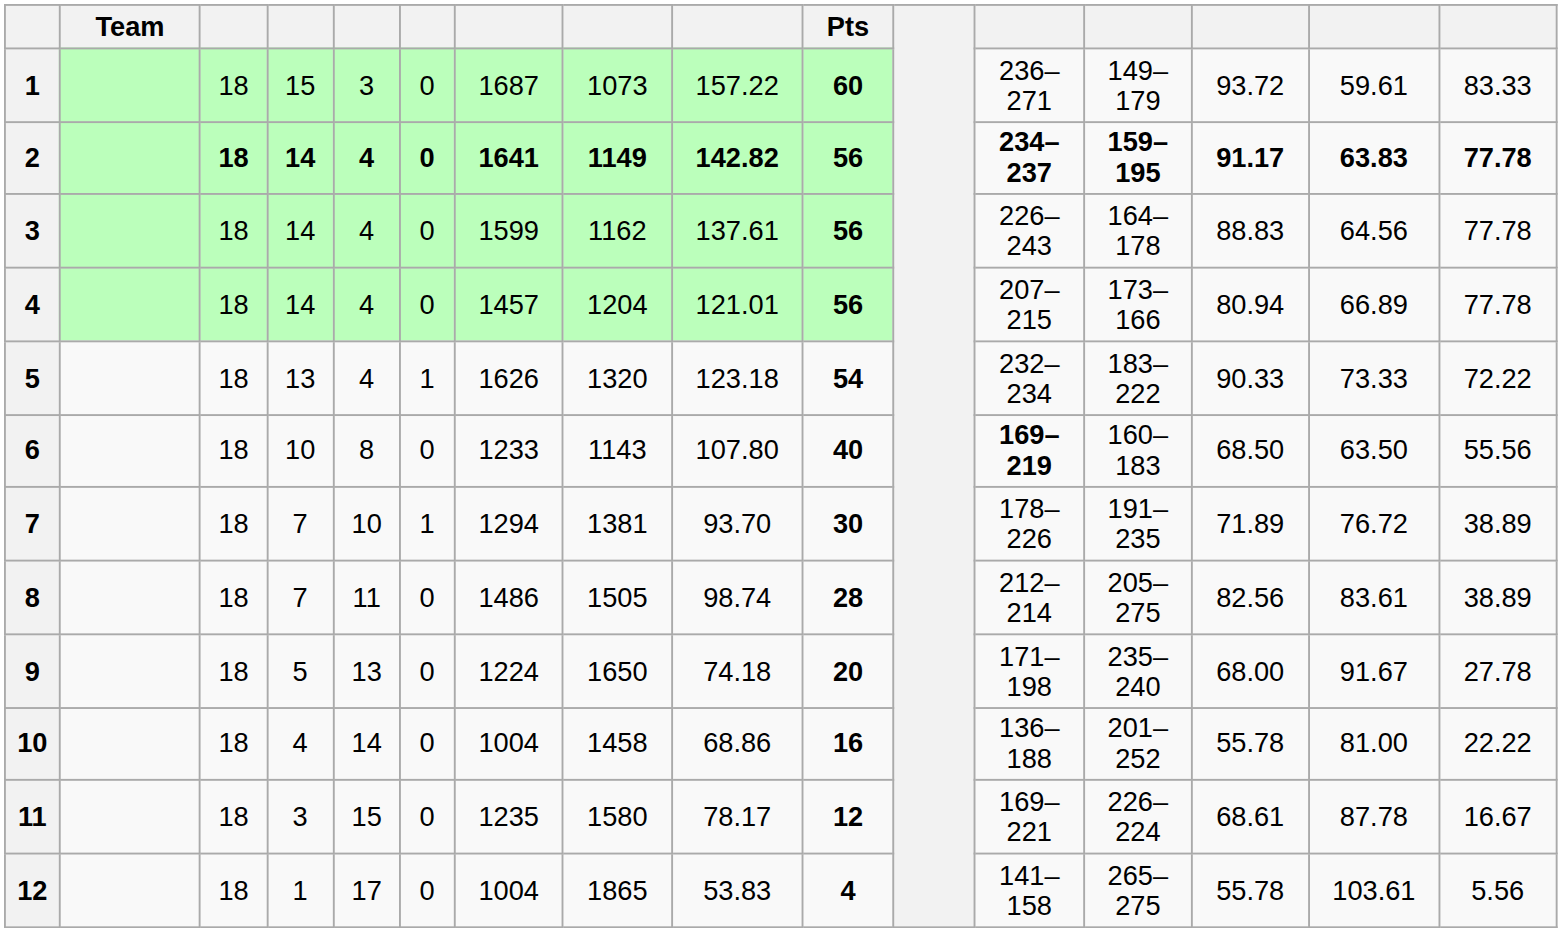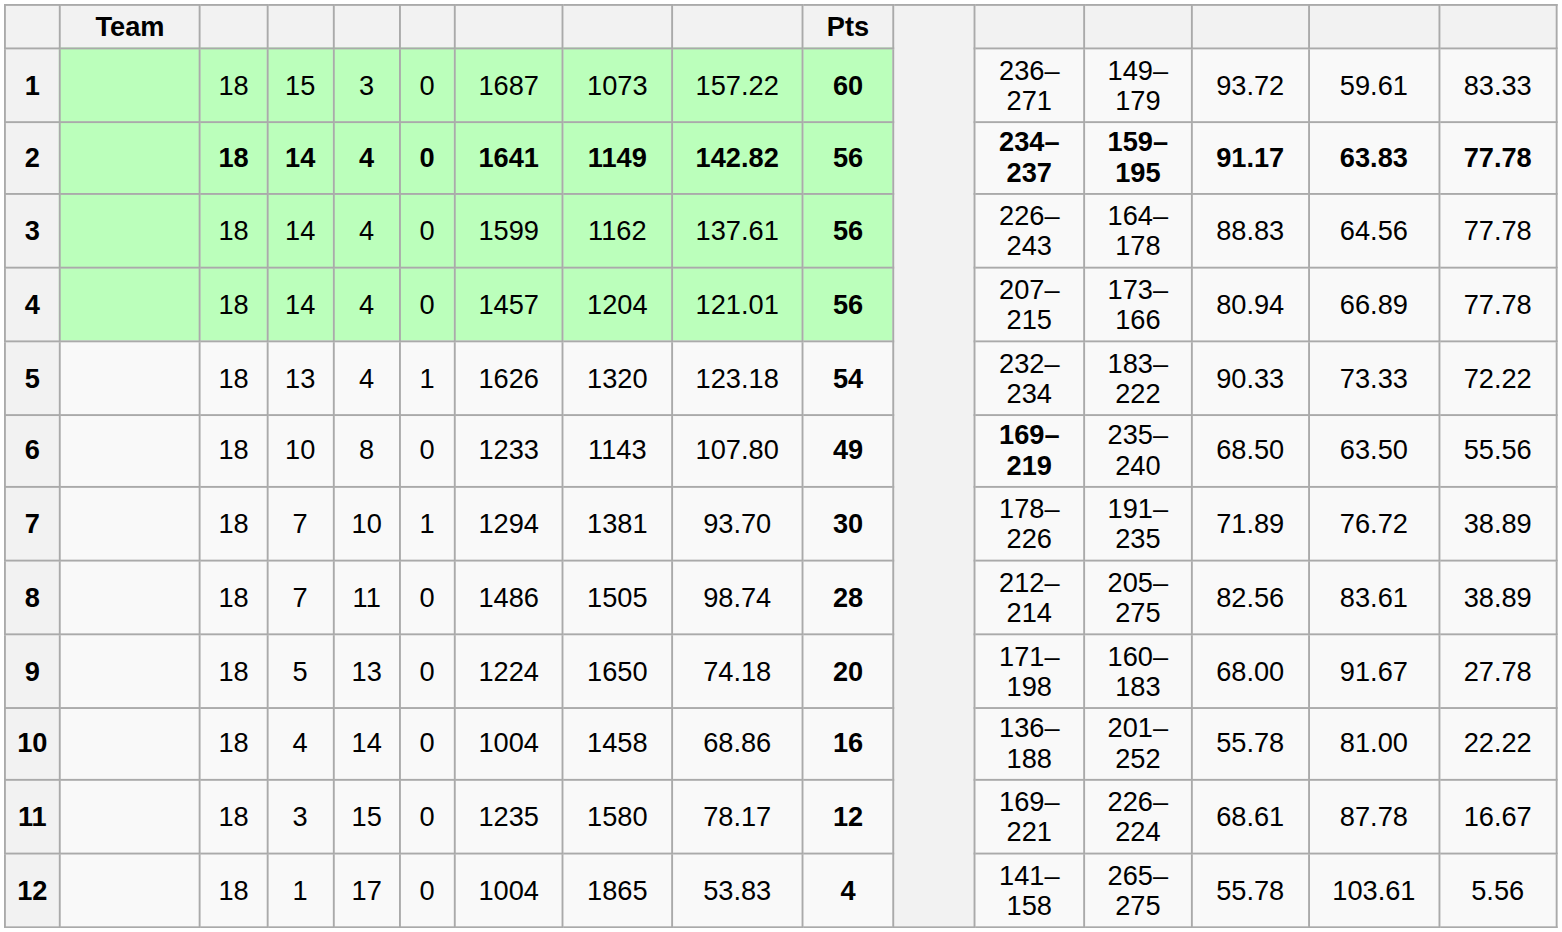(848, 451) 40 -> (848, 451) 49
(1138, 451) 160–183 -> (1138, 451) 235–240
(1138, 671) 235–240 -> (1138, 671) 160–183
